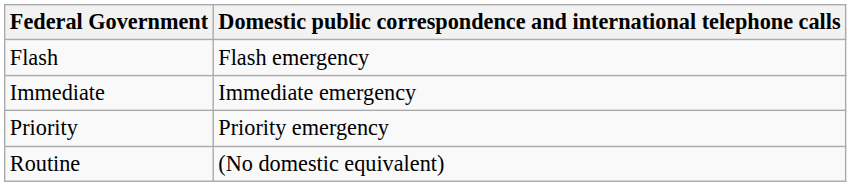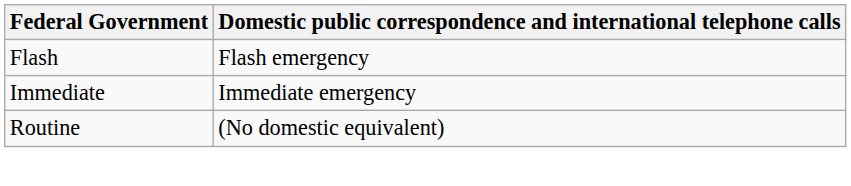- row: (44, 127)
